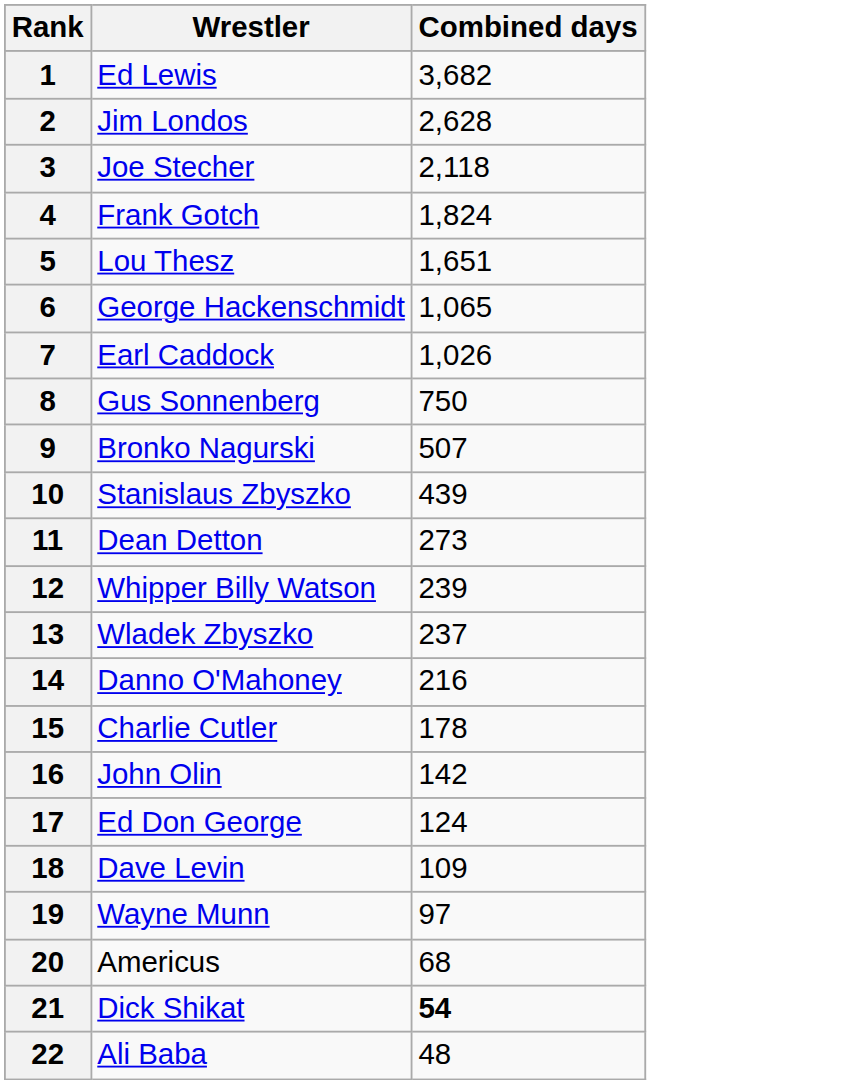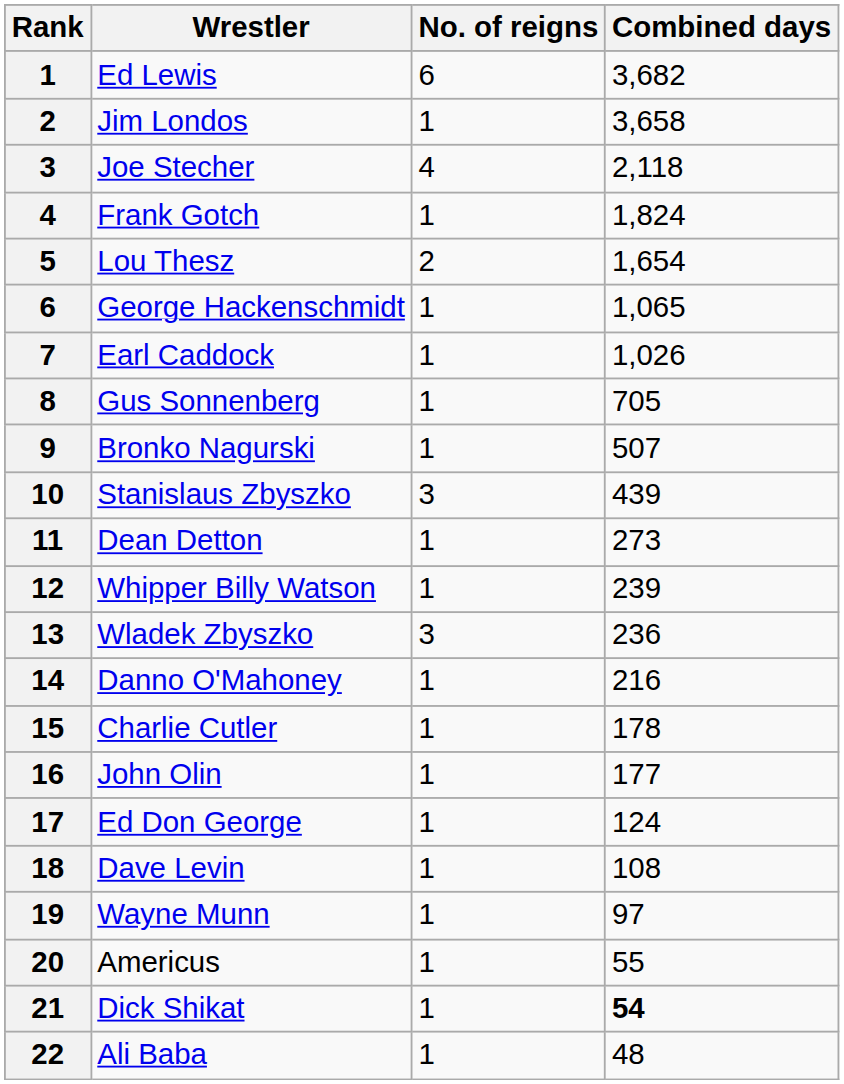+ column: (508, 27)
(455, 121) 2,628 -> (649, 121) 3,658
(455, 261) 1,651 -> (649, 261) 1,654
(443, 401) 750 -> (637, 401) 705
(443, 634) 237 -> (637, 634) 236
(443, 774) 142 -> (637, 774) 177
(443, 868) 109 -> (637, 868) 108
(435, 961) 68 -> (628, 961) 55
